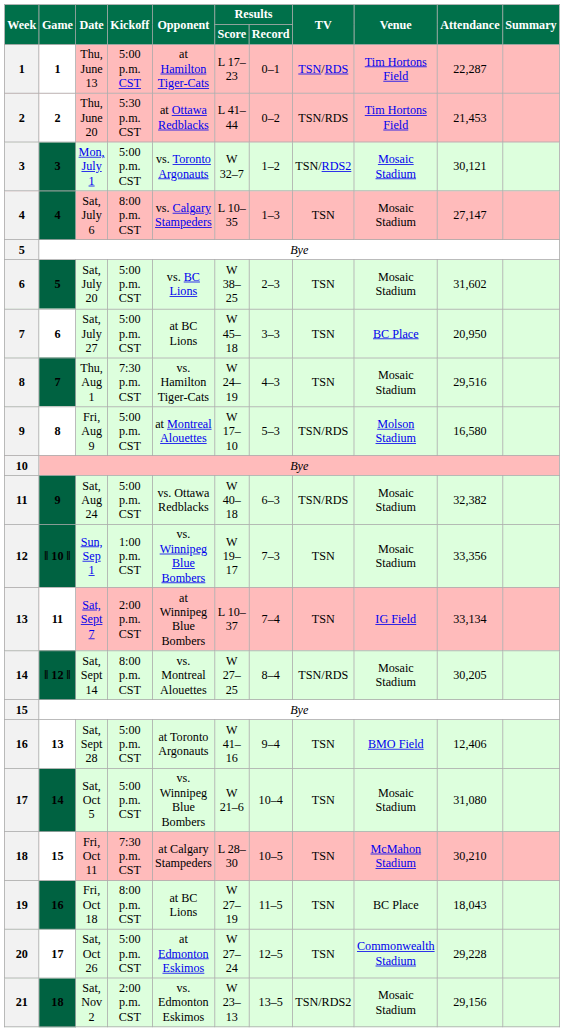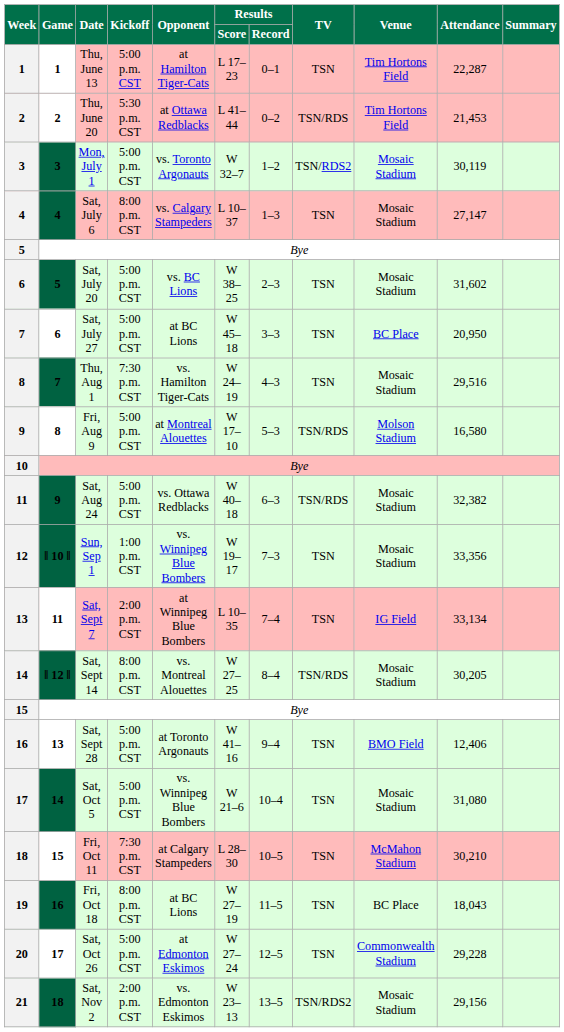(323, 69) TSN/RDS -> (323, 69) TSN
(470, 166) 30,121 -> (470, 166) 30,119
(232, 215) L 10–35 -> (232, 215) L 10–37
(232, 619) L 10–37 -> (232, 619) L 10–35
